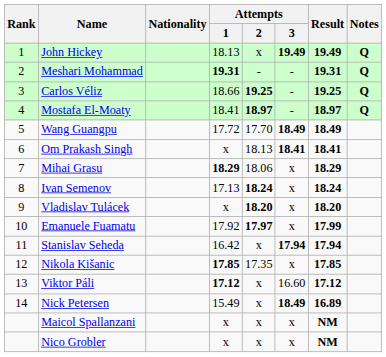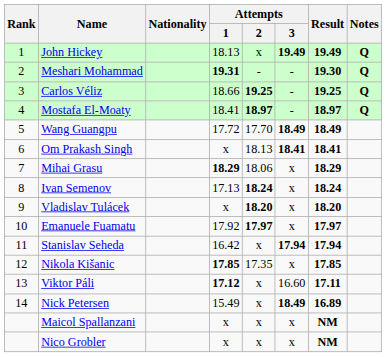(328, 71) 19.31 -> (328, 71) 19.30
(328, 226) 17.99 -> (328, 226) 17.97
(328, 284) 17.12 -> (328, 284) 17.11
